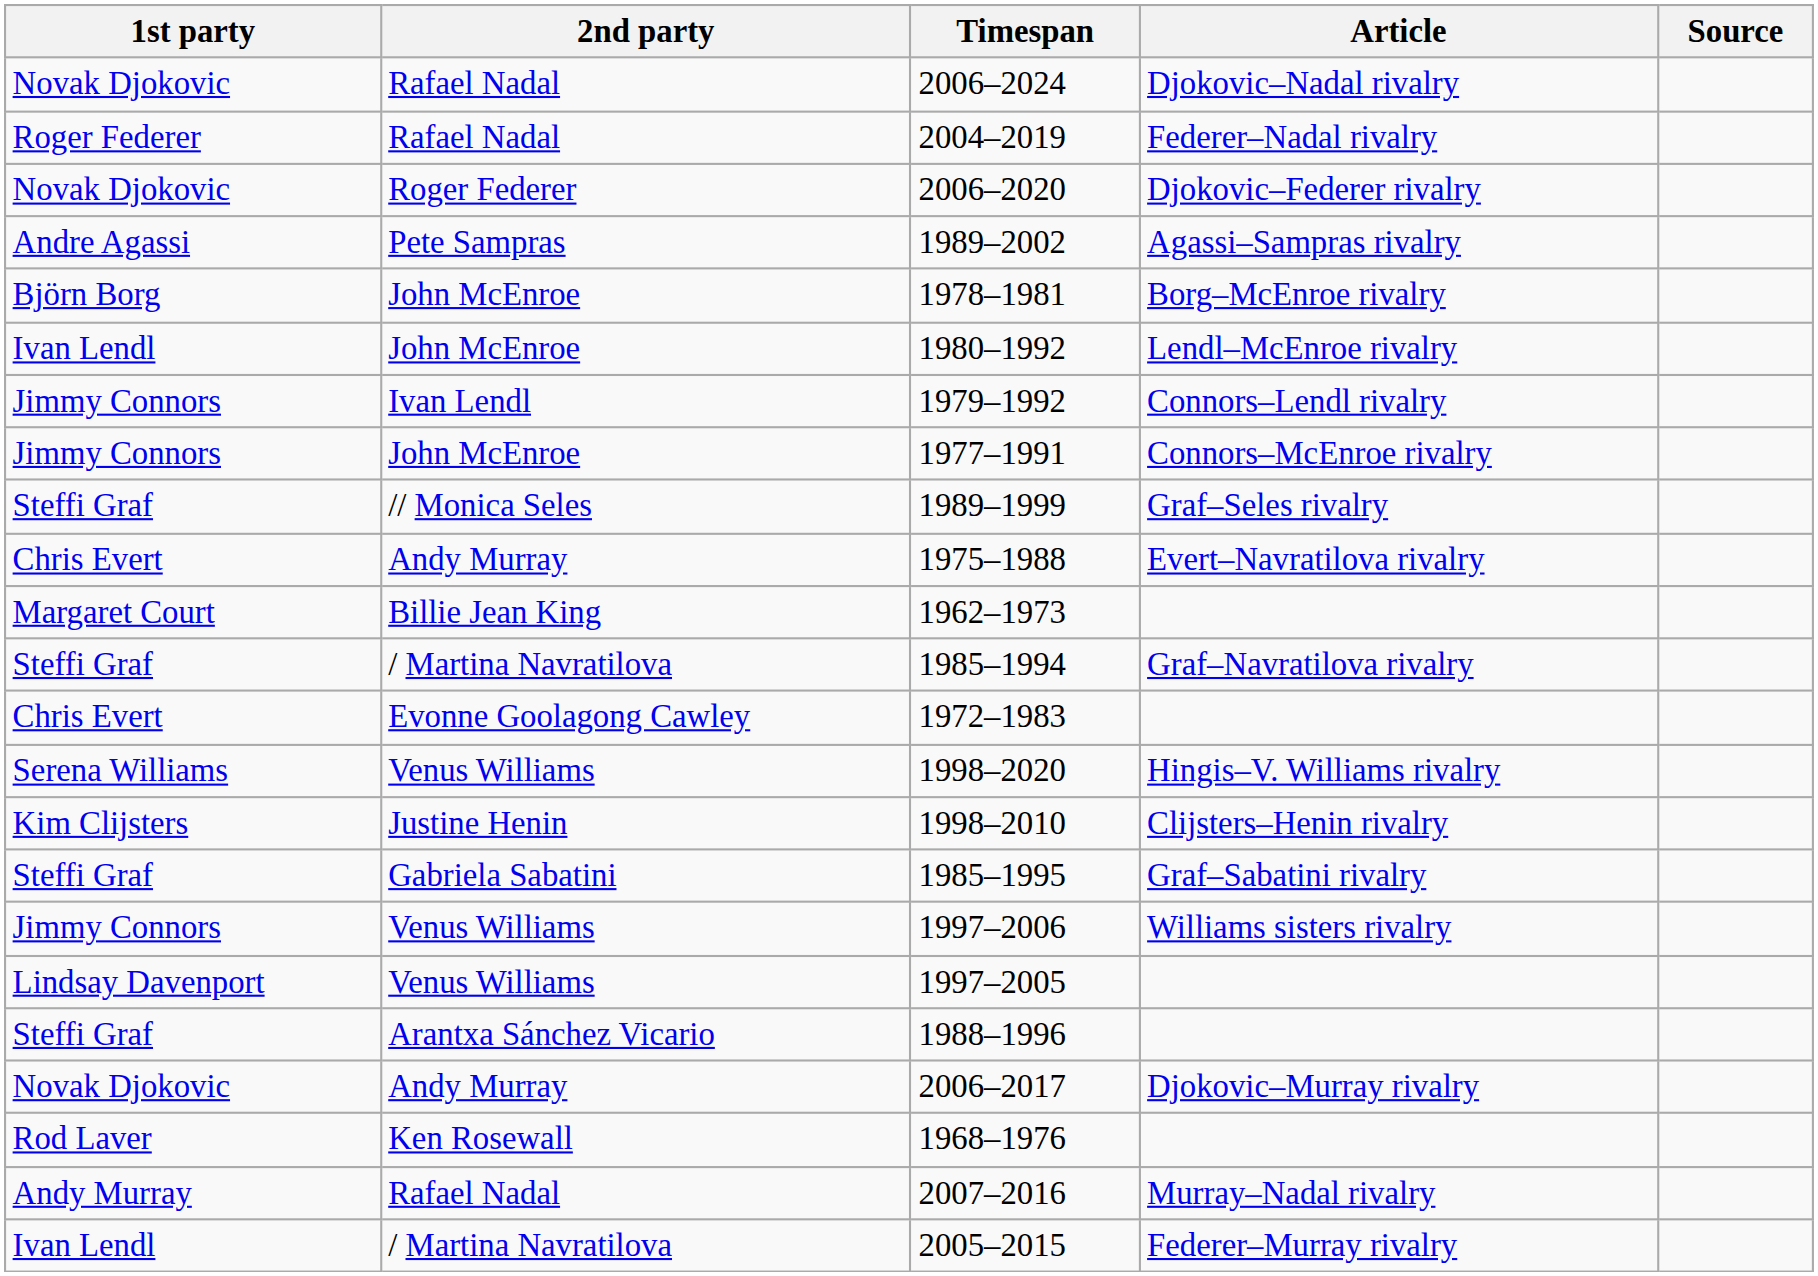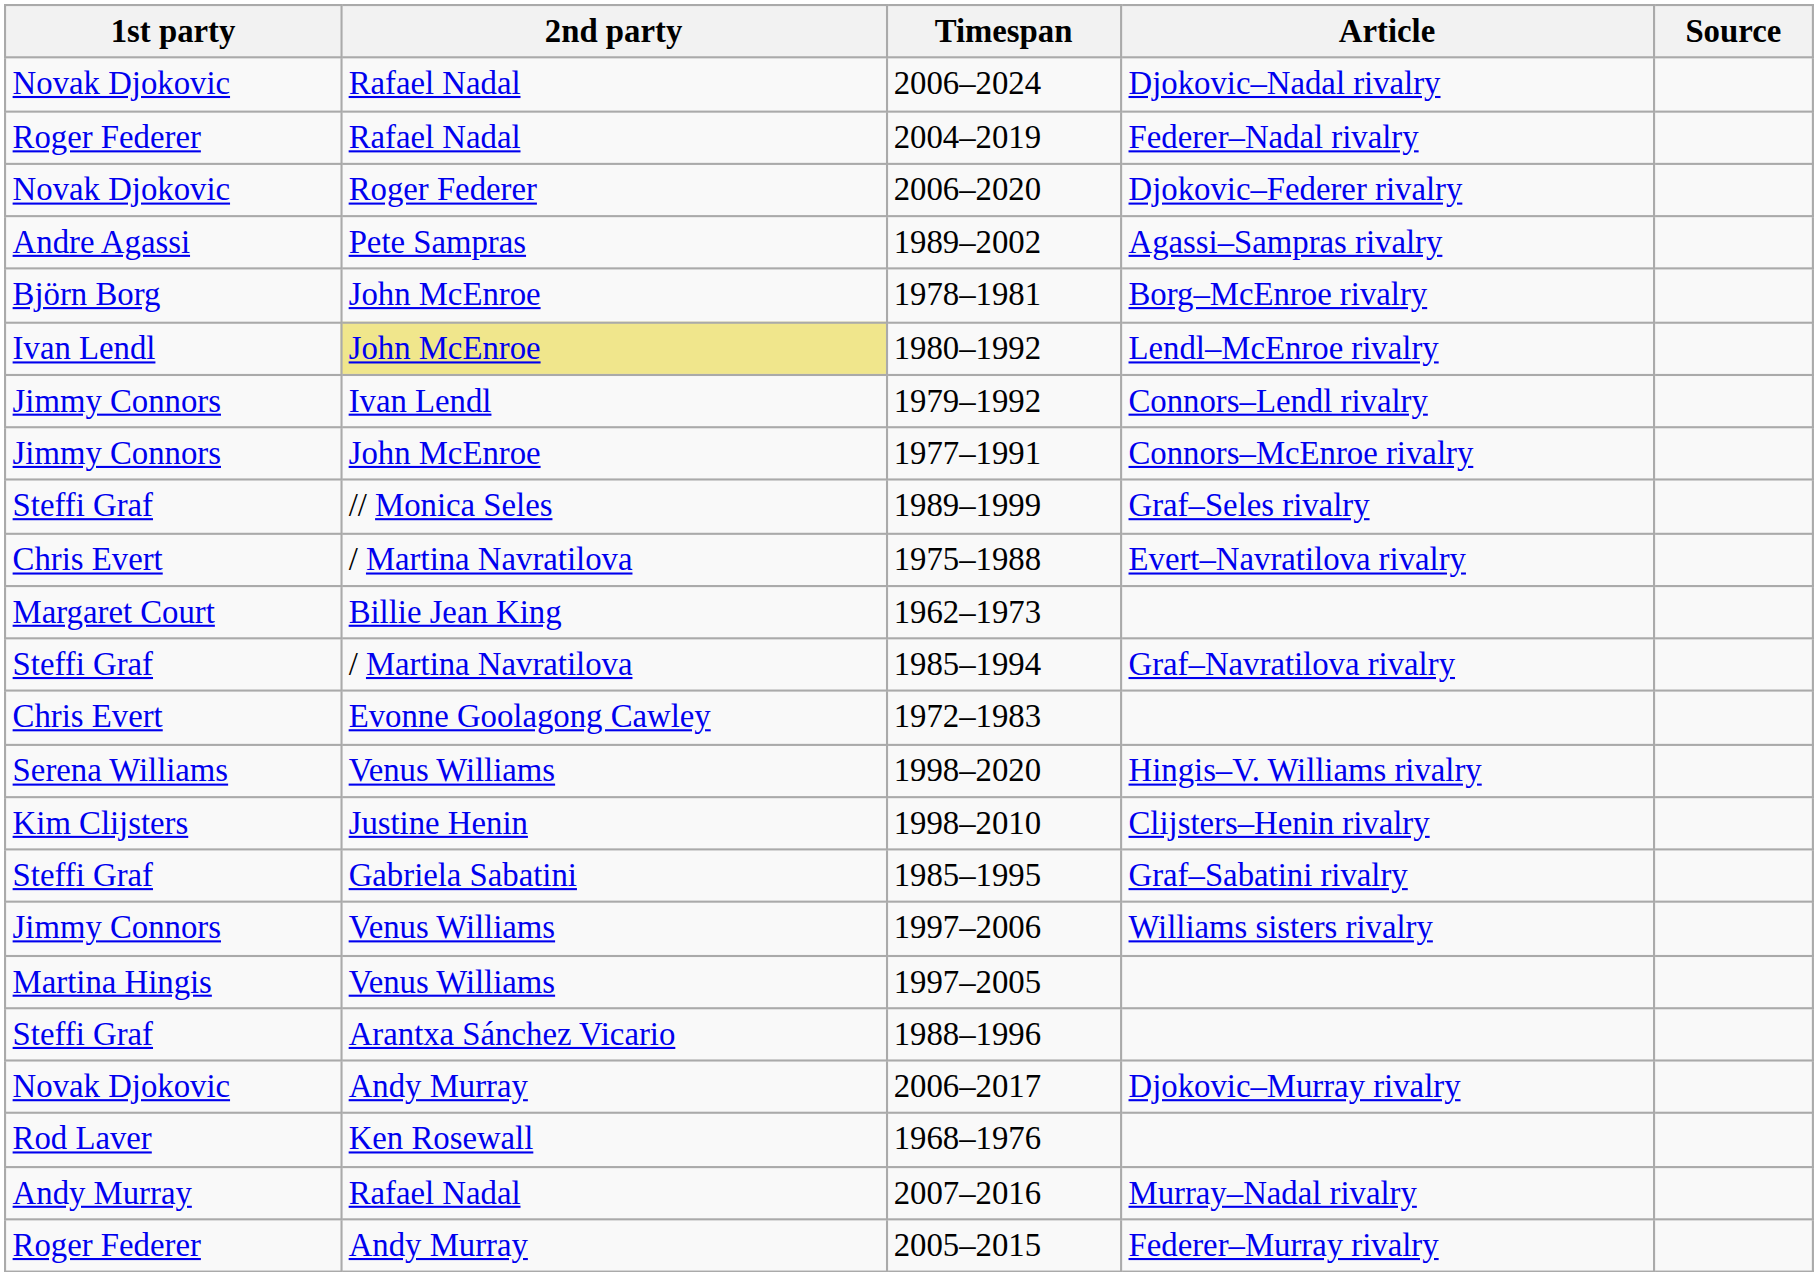(484, 347) no background -> (445, 347) khaki background
(478, 558) Andy Murray -> (491, 558) / Martina Navratilova
(139, 980) Lindsay Davenport -> (112, 980) Martina Hingis
(84, 1244) Ivan Lendl -> (107, 1244) Roger Federer
(530, 1244) / Martina Navratilova -> (438, 1244) Andy Murray
